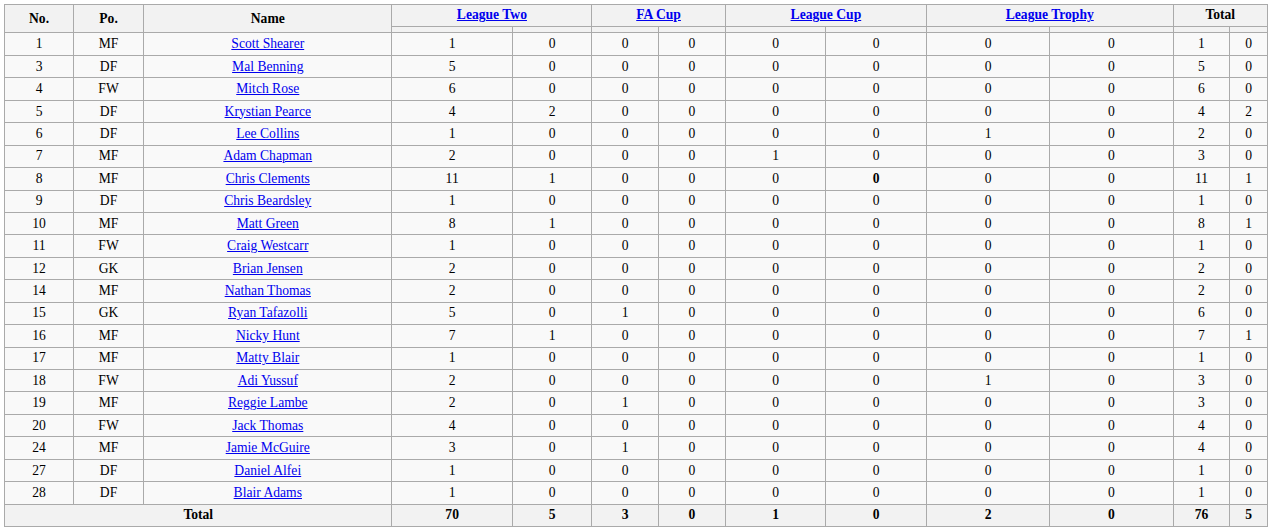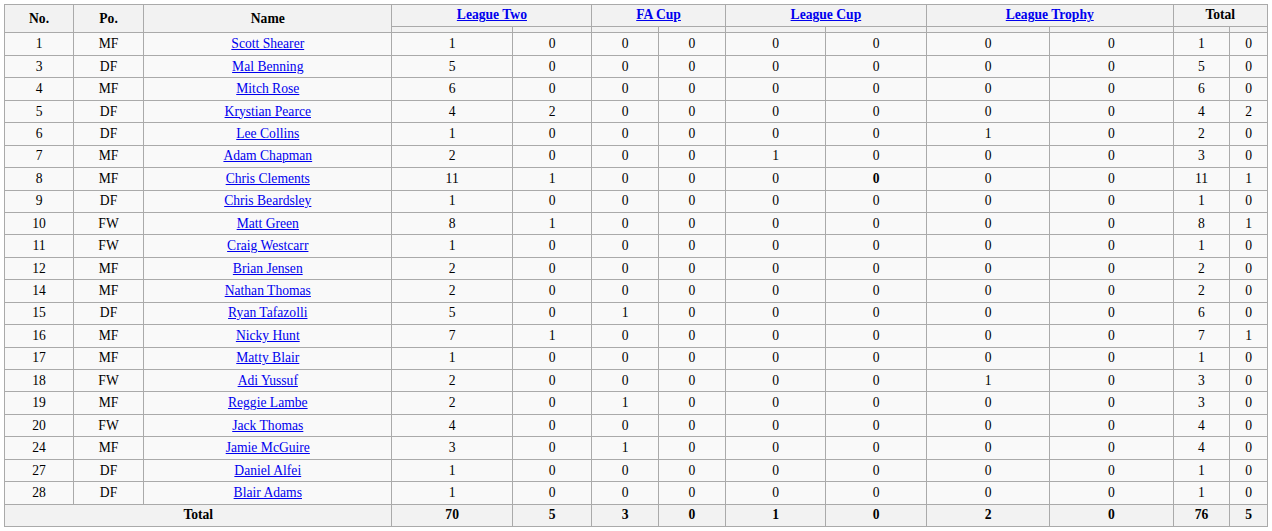(109, 89) FW -> (109, 89) MF
(109, 223) MF -> (109, 223) FW
(109, 268) GK -> (109, 268) MF
(109, 313) GK -> (109, 313) DF
